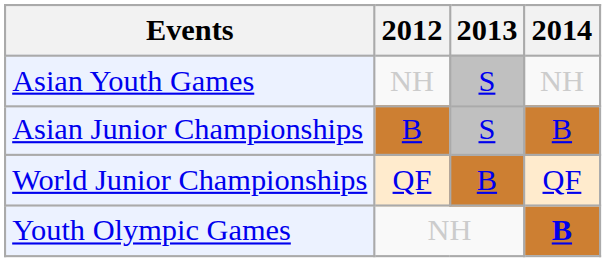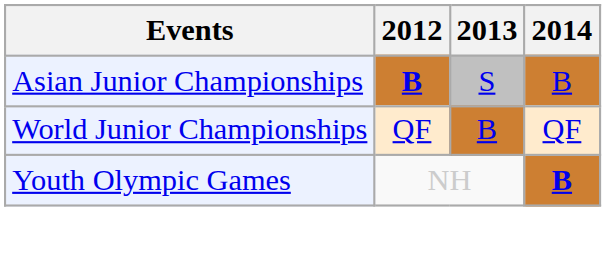- row: (133, 80)
(412, 130) normal -> (412, 80) bold
